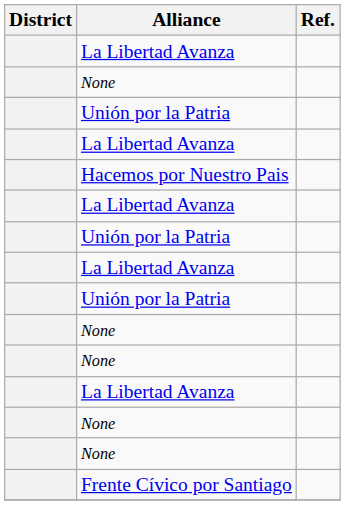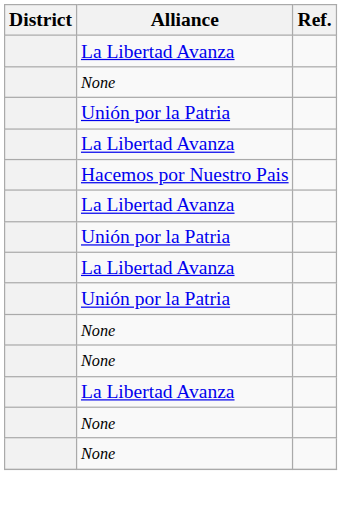- row: (41, 484)
